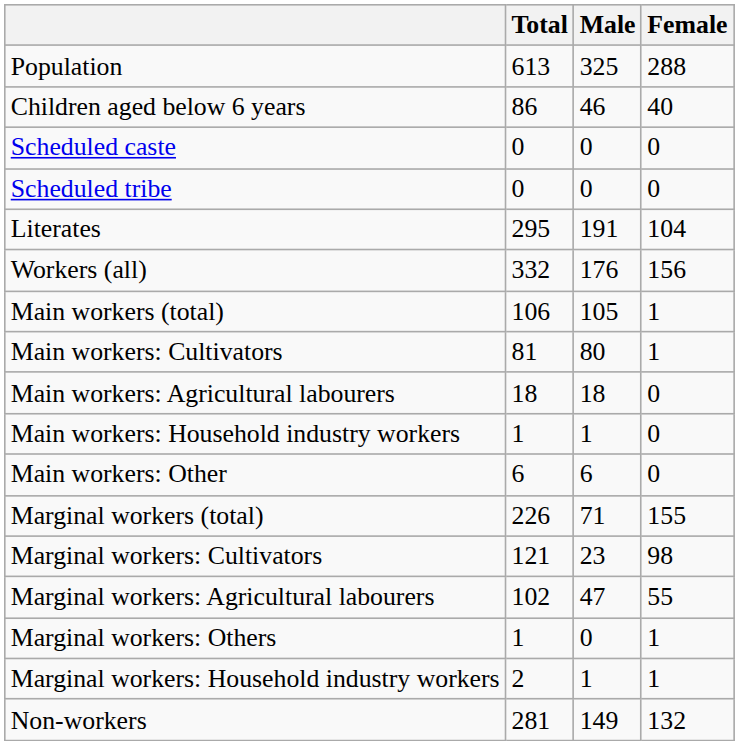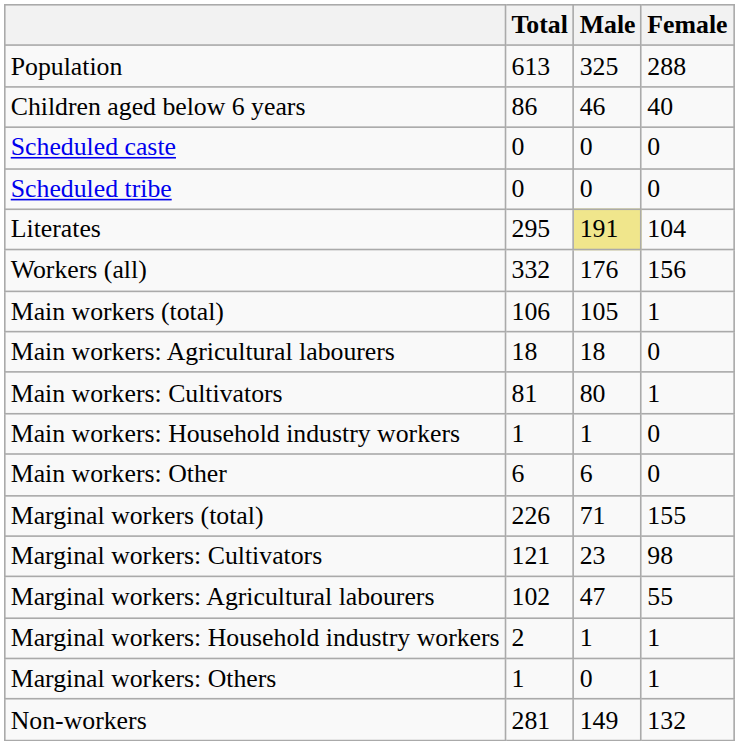(599, 229) no background -> (599, 229) khaki background
rows swapped: (147, 351) <-> (203, 392)
rows swapped: (255, 678) <-> (144, 637)
